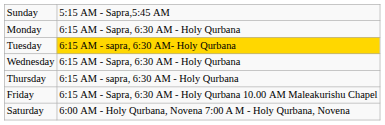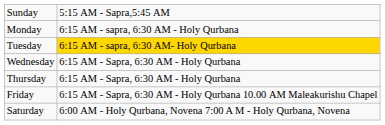(150, 29) 6:15 AM - Sapra, 6:30 AM - Holy Qurbana -> (149, 29) 6:15 AM - sapra, 6:30 AM - Holy Qurbana
(149, 78) 6:15 AM - sapra, 6:30 AM - Holy Qurbana -> (150, 78) 6:15 AM - Sapra, 6:30 AM - Holy Qurbana
